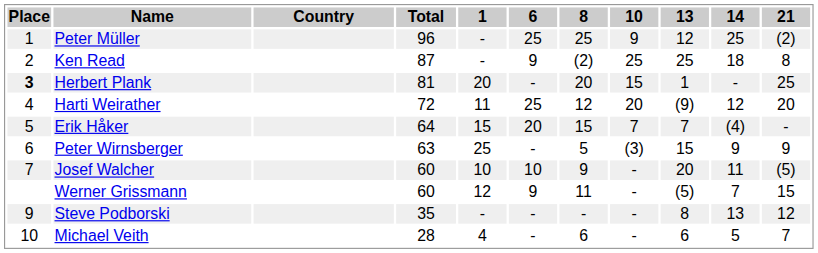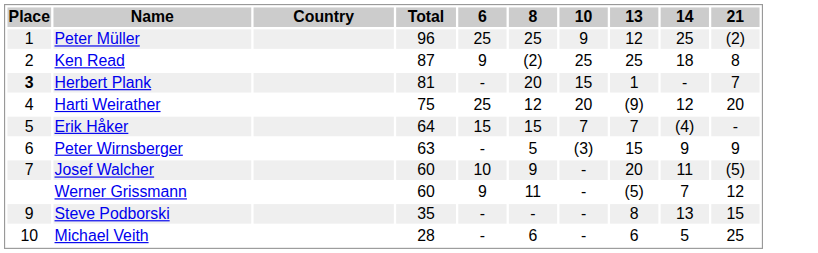- column: (482, 17)
(786, 83) 25 -> (735, 83) 7
(426, 105) 72 -> (426, 105) 75
(533, 126) 20 -> (482, 126) 15
(786, 192) 15 -> (735, 192) 12
(786, 214) 12 -> (735, 214) 15
(786, 236) 7 -> (735, 236) 25
